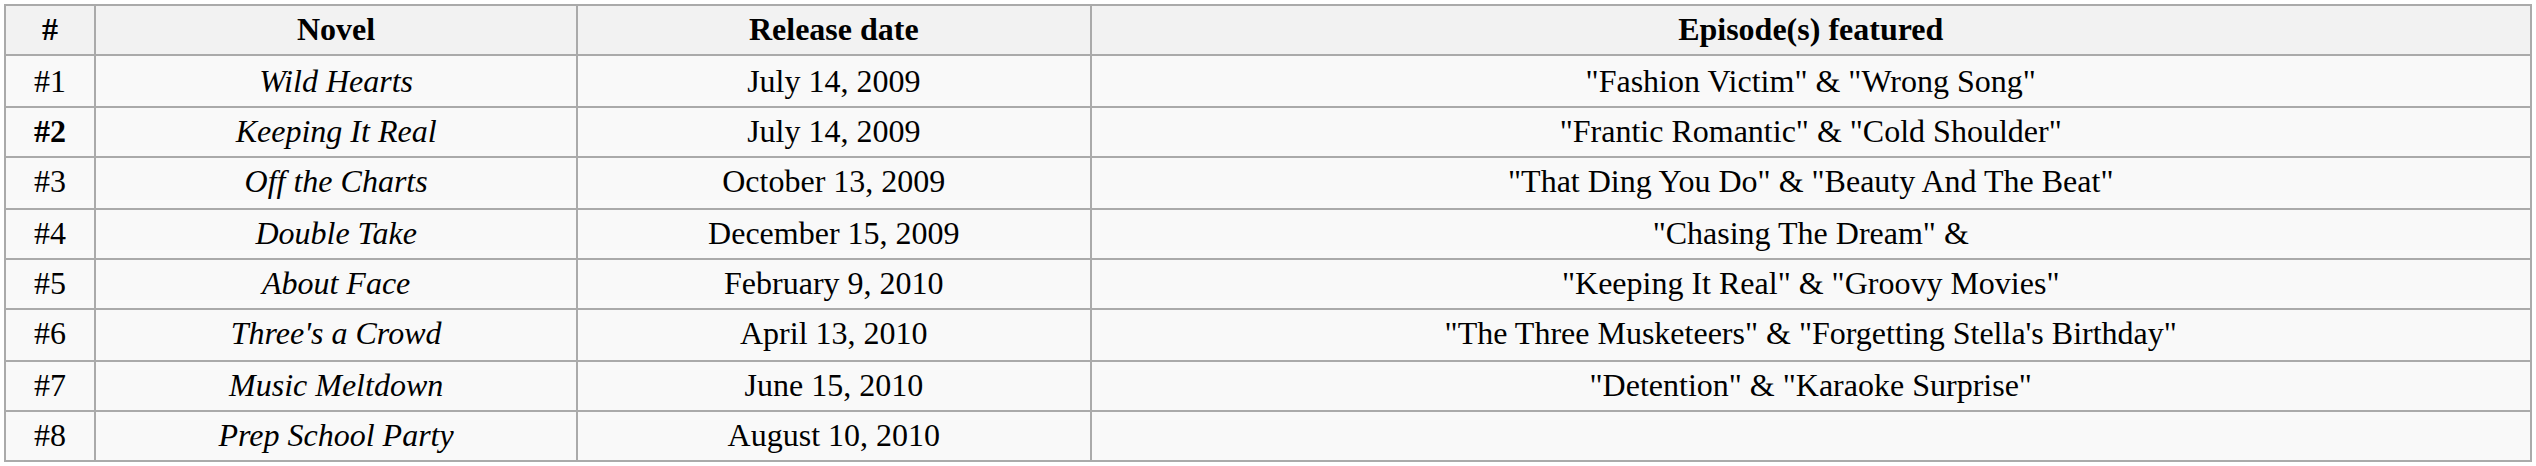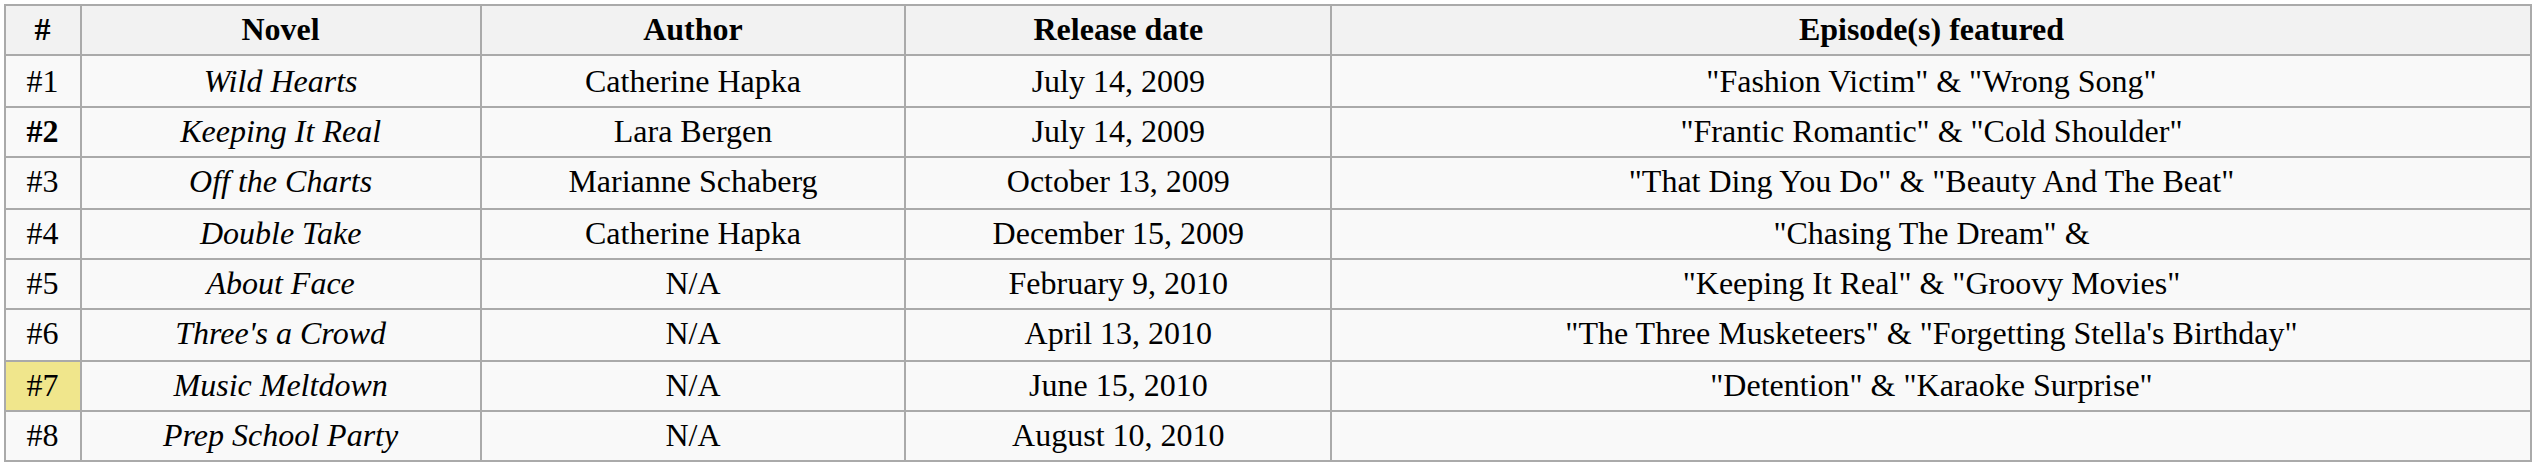+ column: (693, 29)
(50, 385) no background -> (42, 385) khaki background
